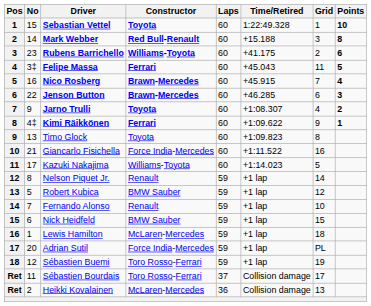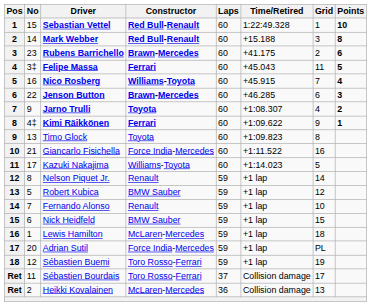(142, 25) Toyota -> (164, 25) Red Bull-Renault
(161, 53) Williams-Toyota -> (163, 53) Brawn-Mercedes
(163, 81) Brawn-Mercedes -> (161, 81) Williams-Toyota
